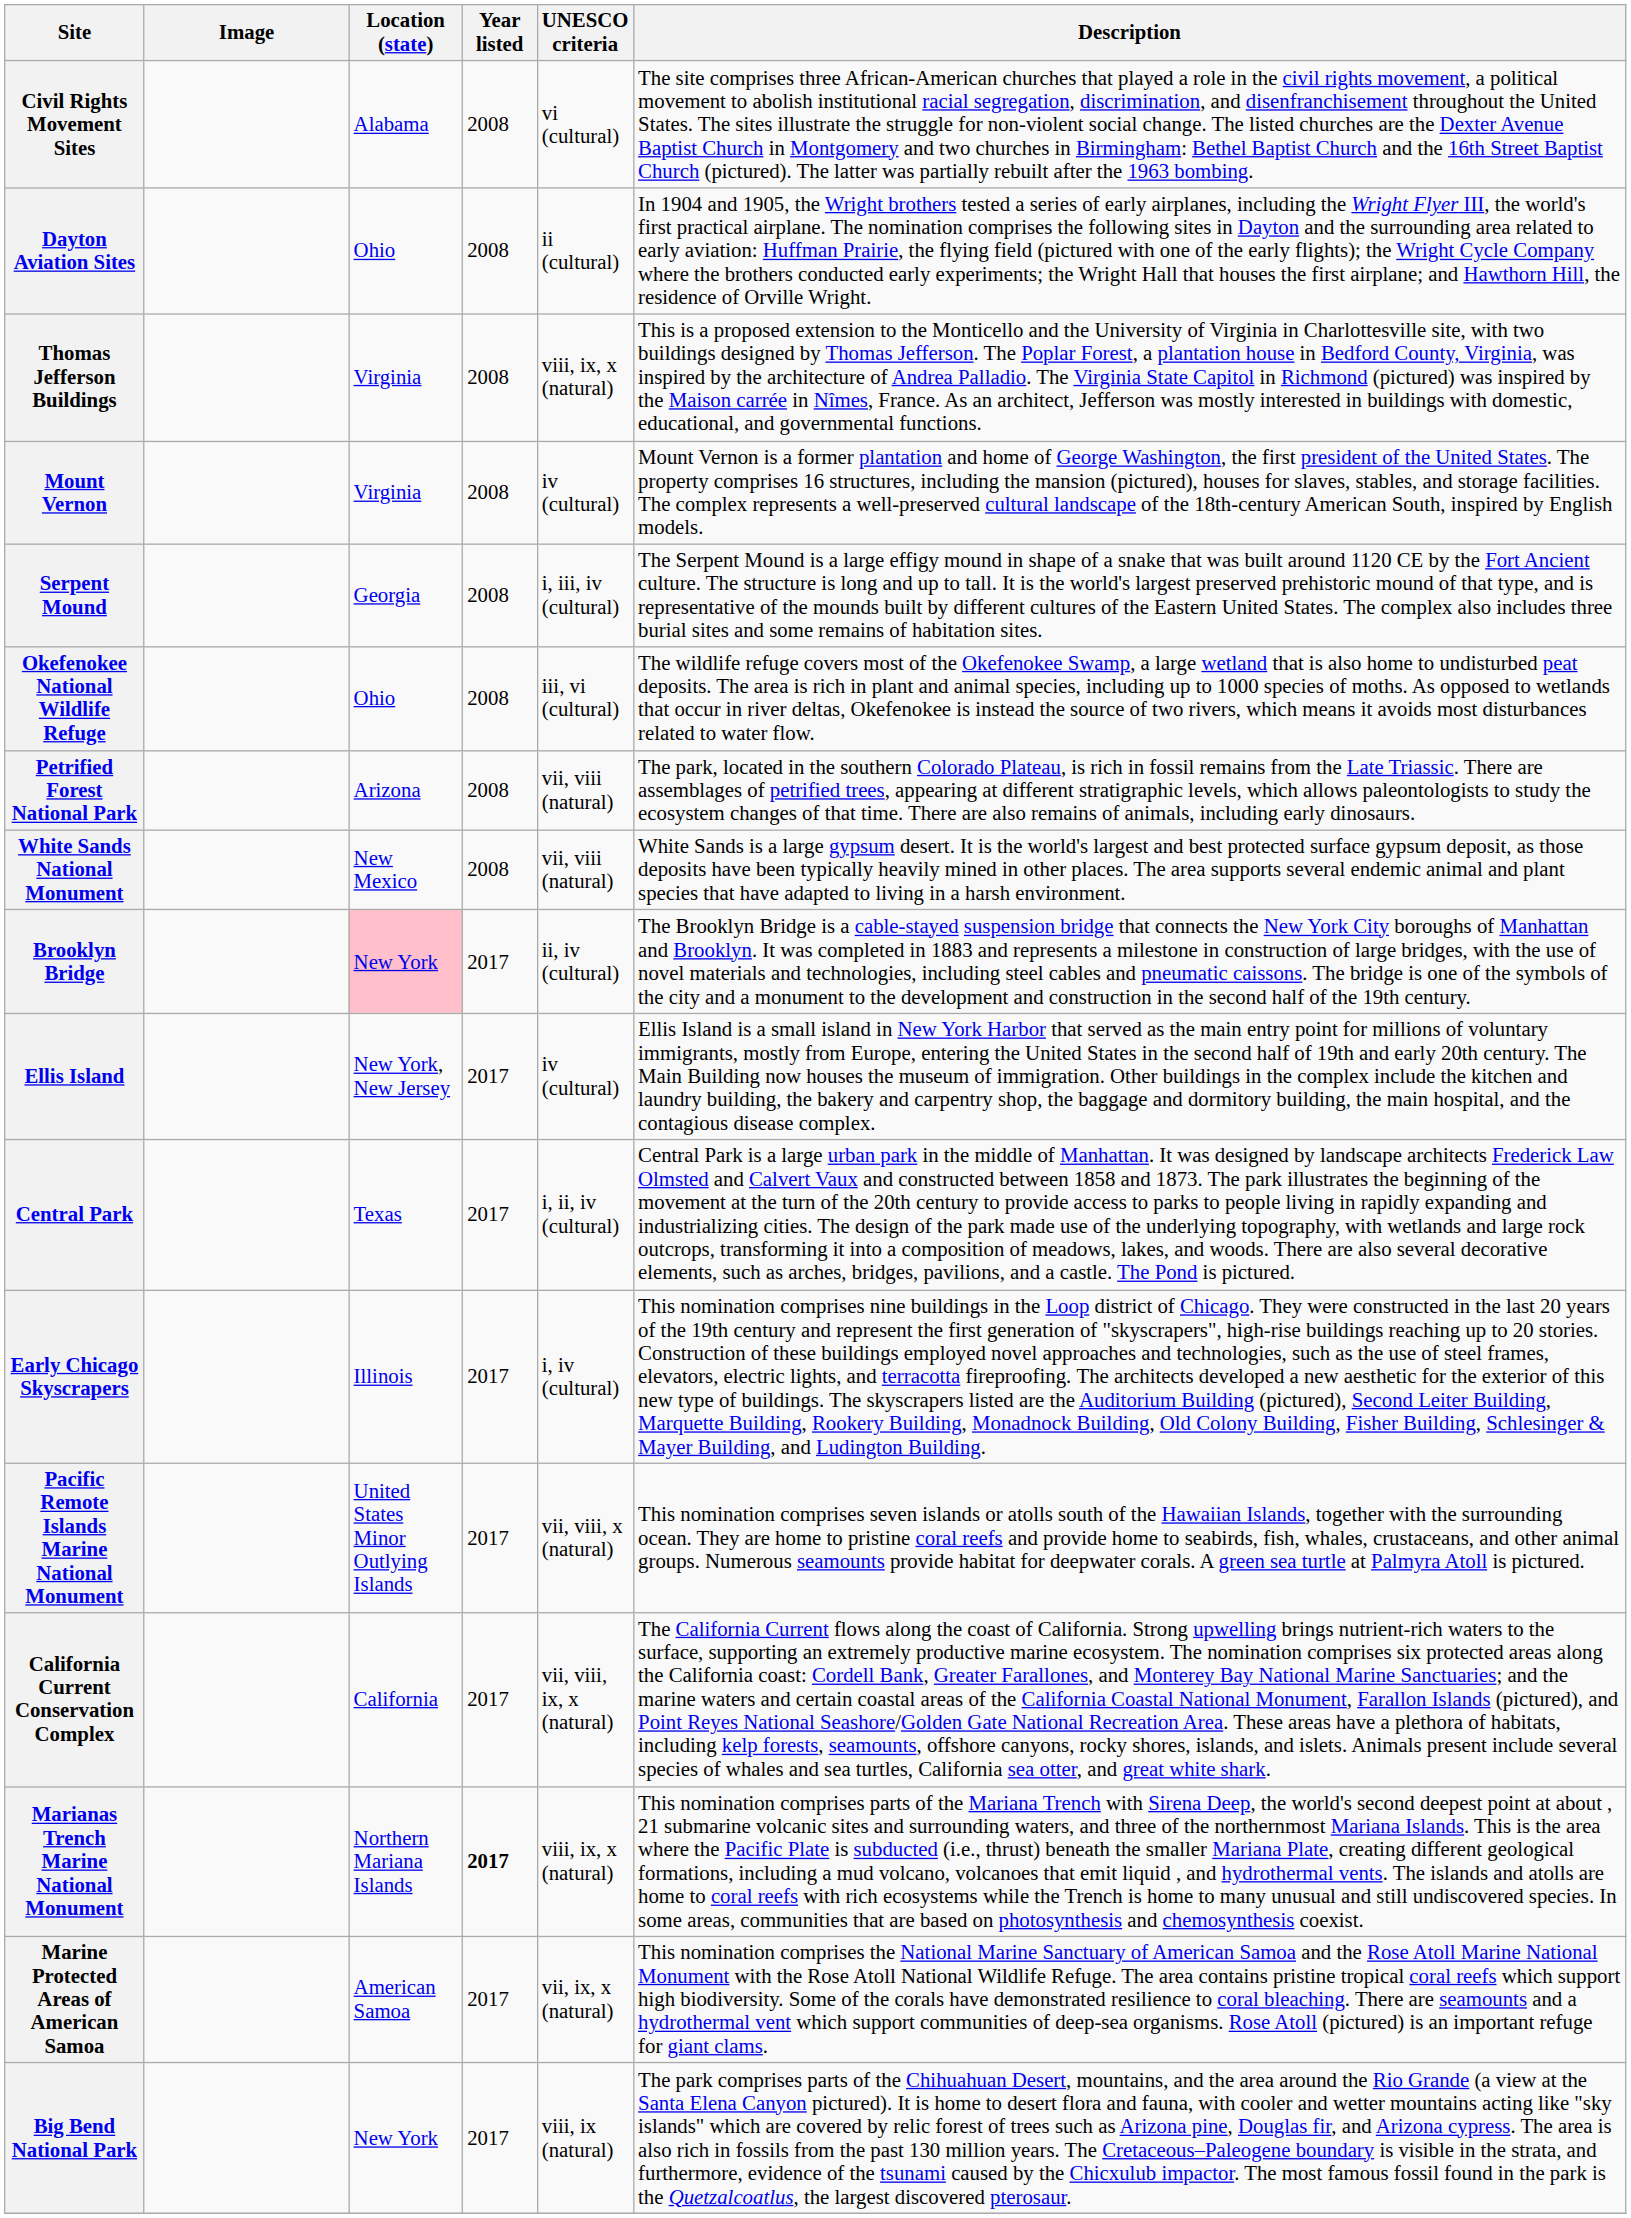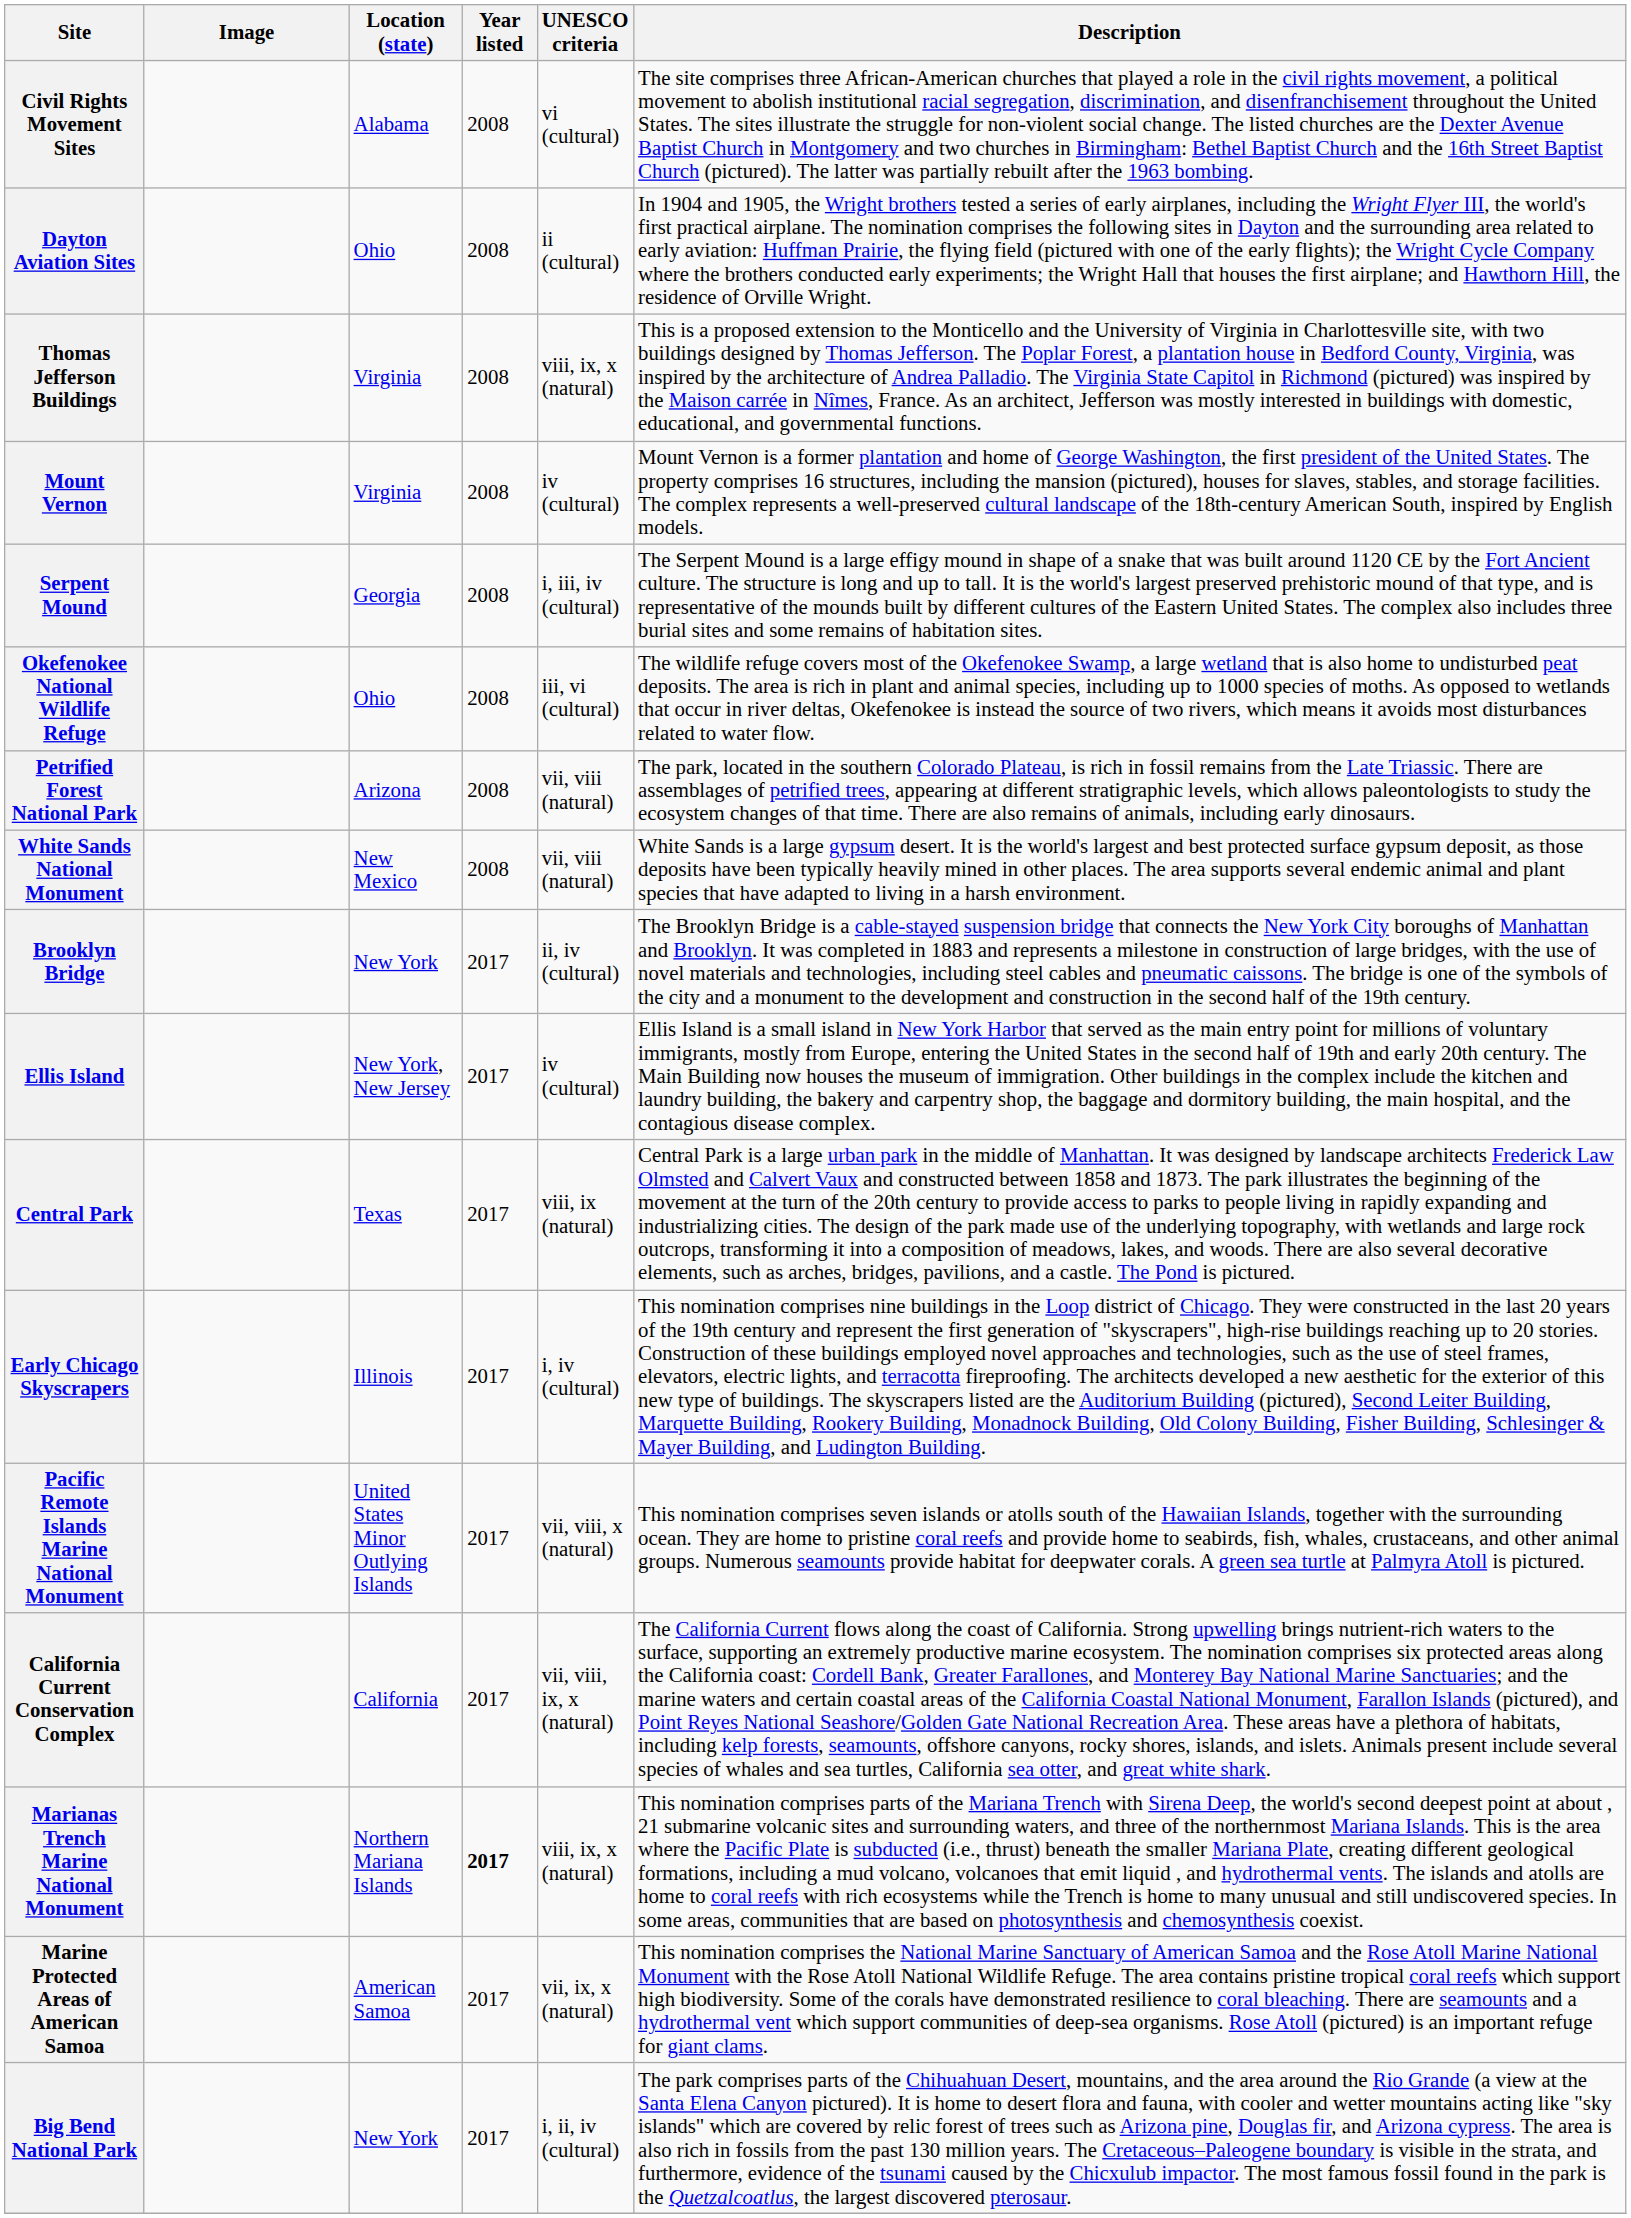(396, 961) pink background -> (396, 961) no background
(580, 1214) i, ii, iv (cultural) -> (578, 1214) viii, ix (natural)
(578, 2137) viii, ix (natural) -> (580, 2137) i, ii, iv (cultural)
